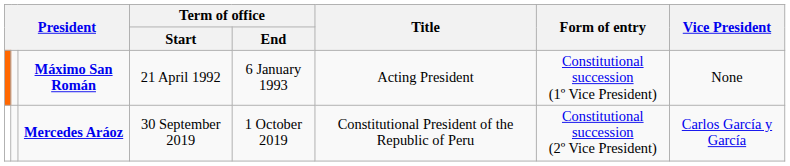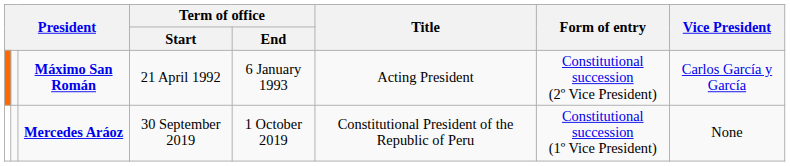(603, 77) Constitutional succession (1º Vice President) -> (603, 77) Constitutional succession (2º Vice President)
(727, 77) None -> (727, 77) Carlos García y García
(603, 133) Constitutional succession (2º Vice President) -> (603, 133) Constitutional succession (1º Vice President)
(727, 133) Carlos García y García -> (727, 133) None
